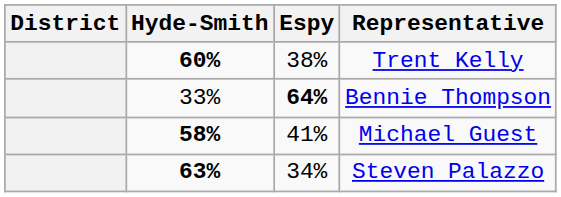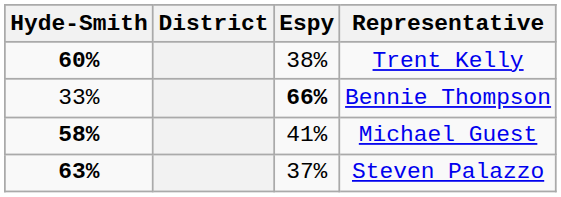columns swapped: (65, 24) <-> (200, 24)
(307, 98) 64% -> (307, 98) 66%
(307, 173) 34% -> (307, 173) 37%
